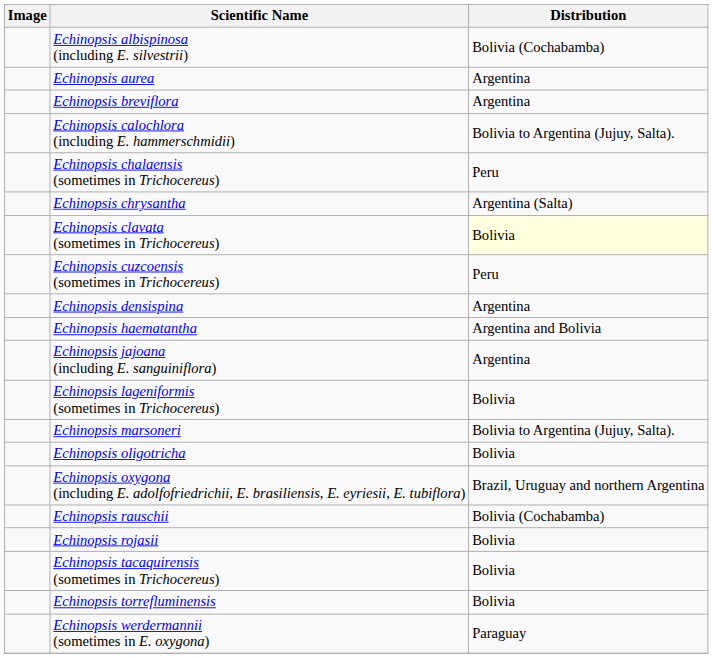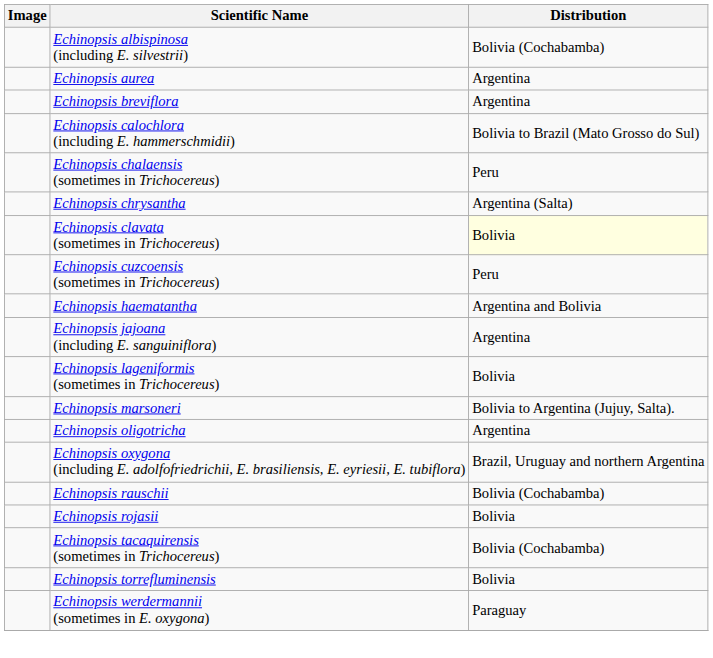(573, 132) Bolivia to Argentina (Jujuy, Salta). -> (586, 132) Bolivia to Brazil (Mato Grosso do Sul)
- row: (118, 305)
(494, 453) Bolivia -> (501, 430) Argentina
(494, 570) Bolivia -> (538, 547) Bolivia (Cochabamba)
